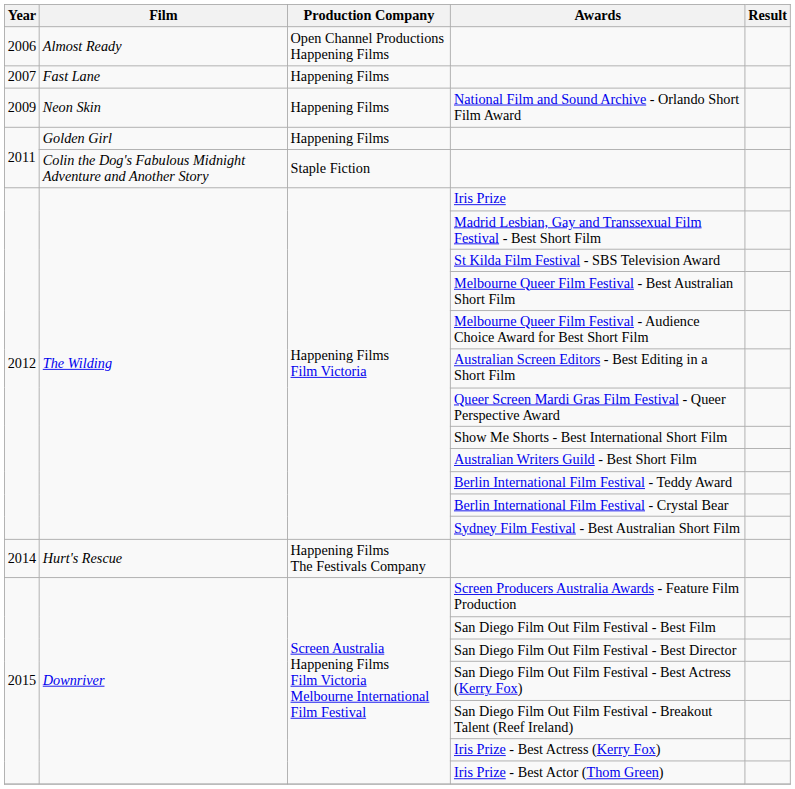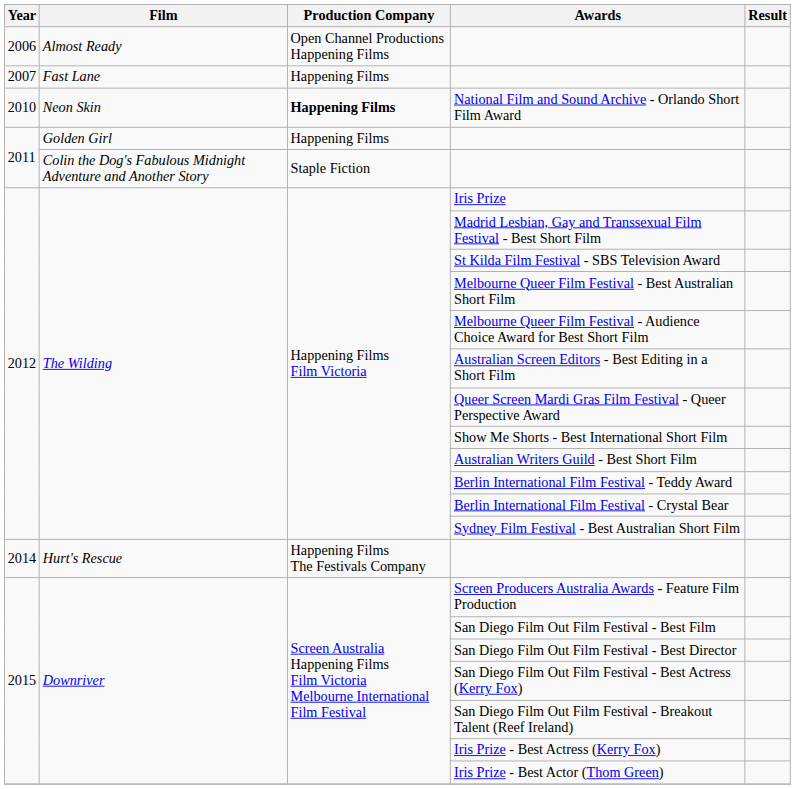(22, 107) 2009 -> (22, 107) 2010
(340, 107) normal -> (343, 107) bold
